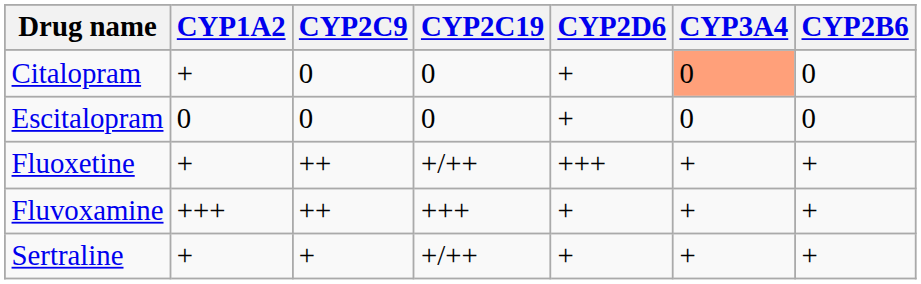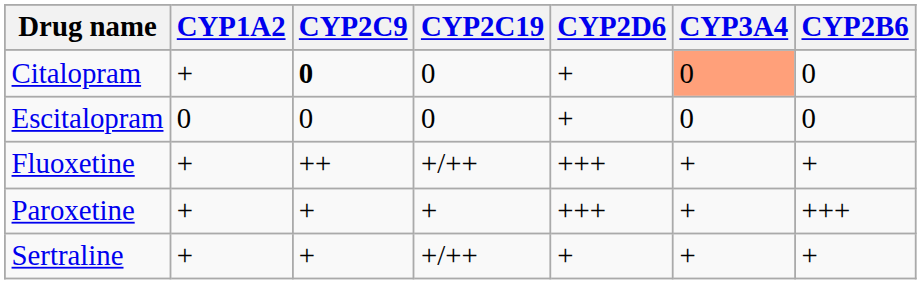(306, 73) normal -> (306, 73) bold
- row: (88, 210)
+ row: (73, 210)
